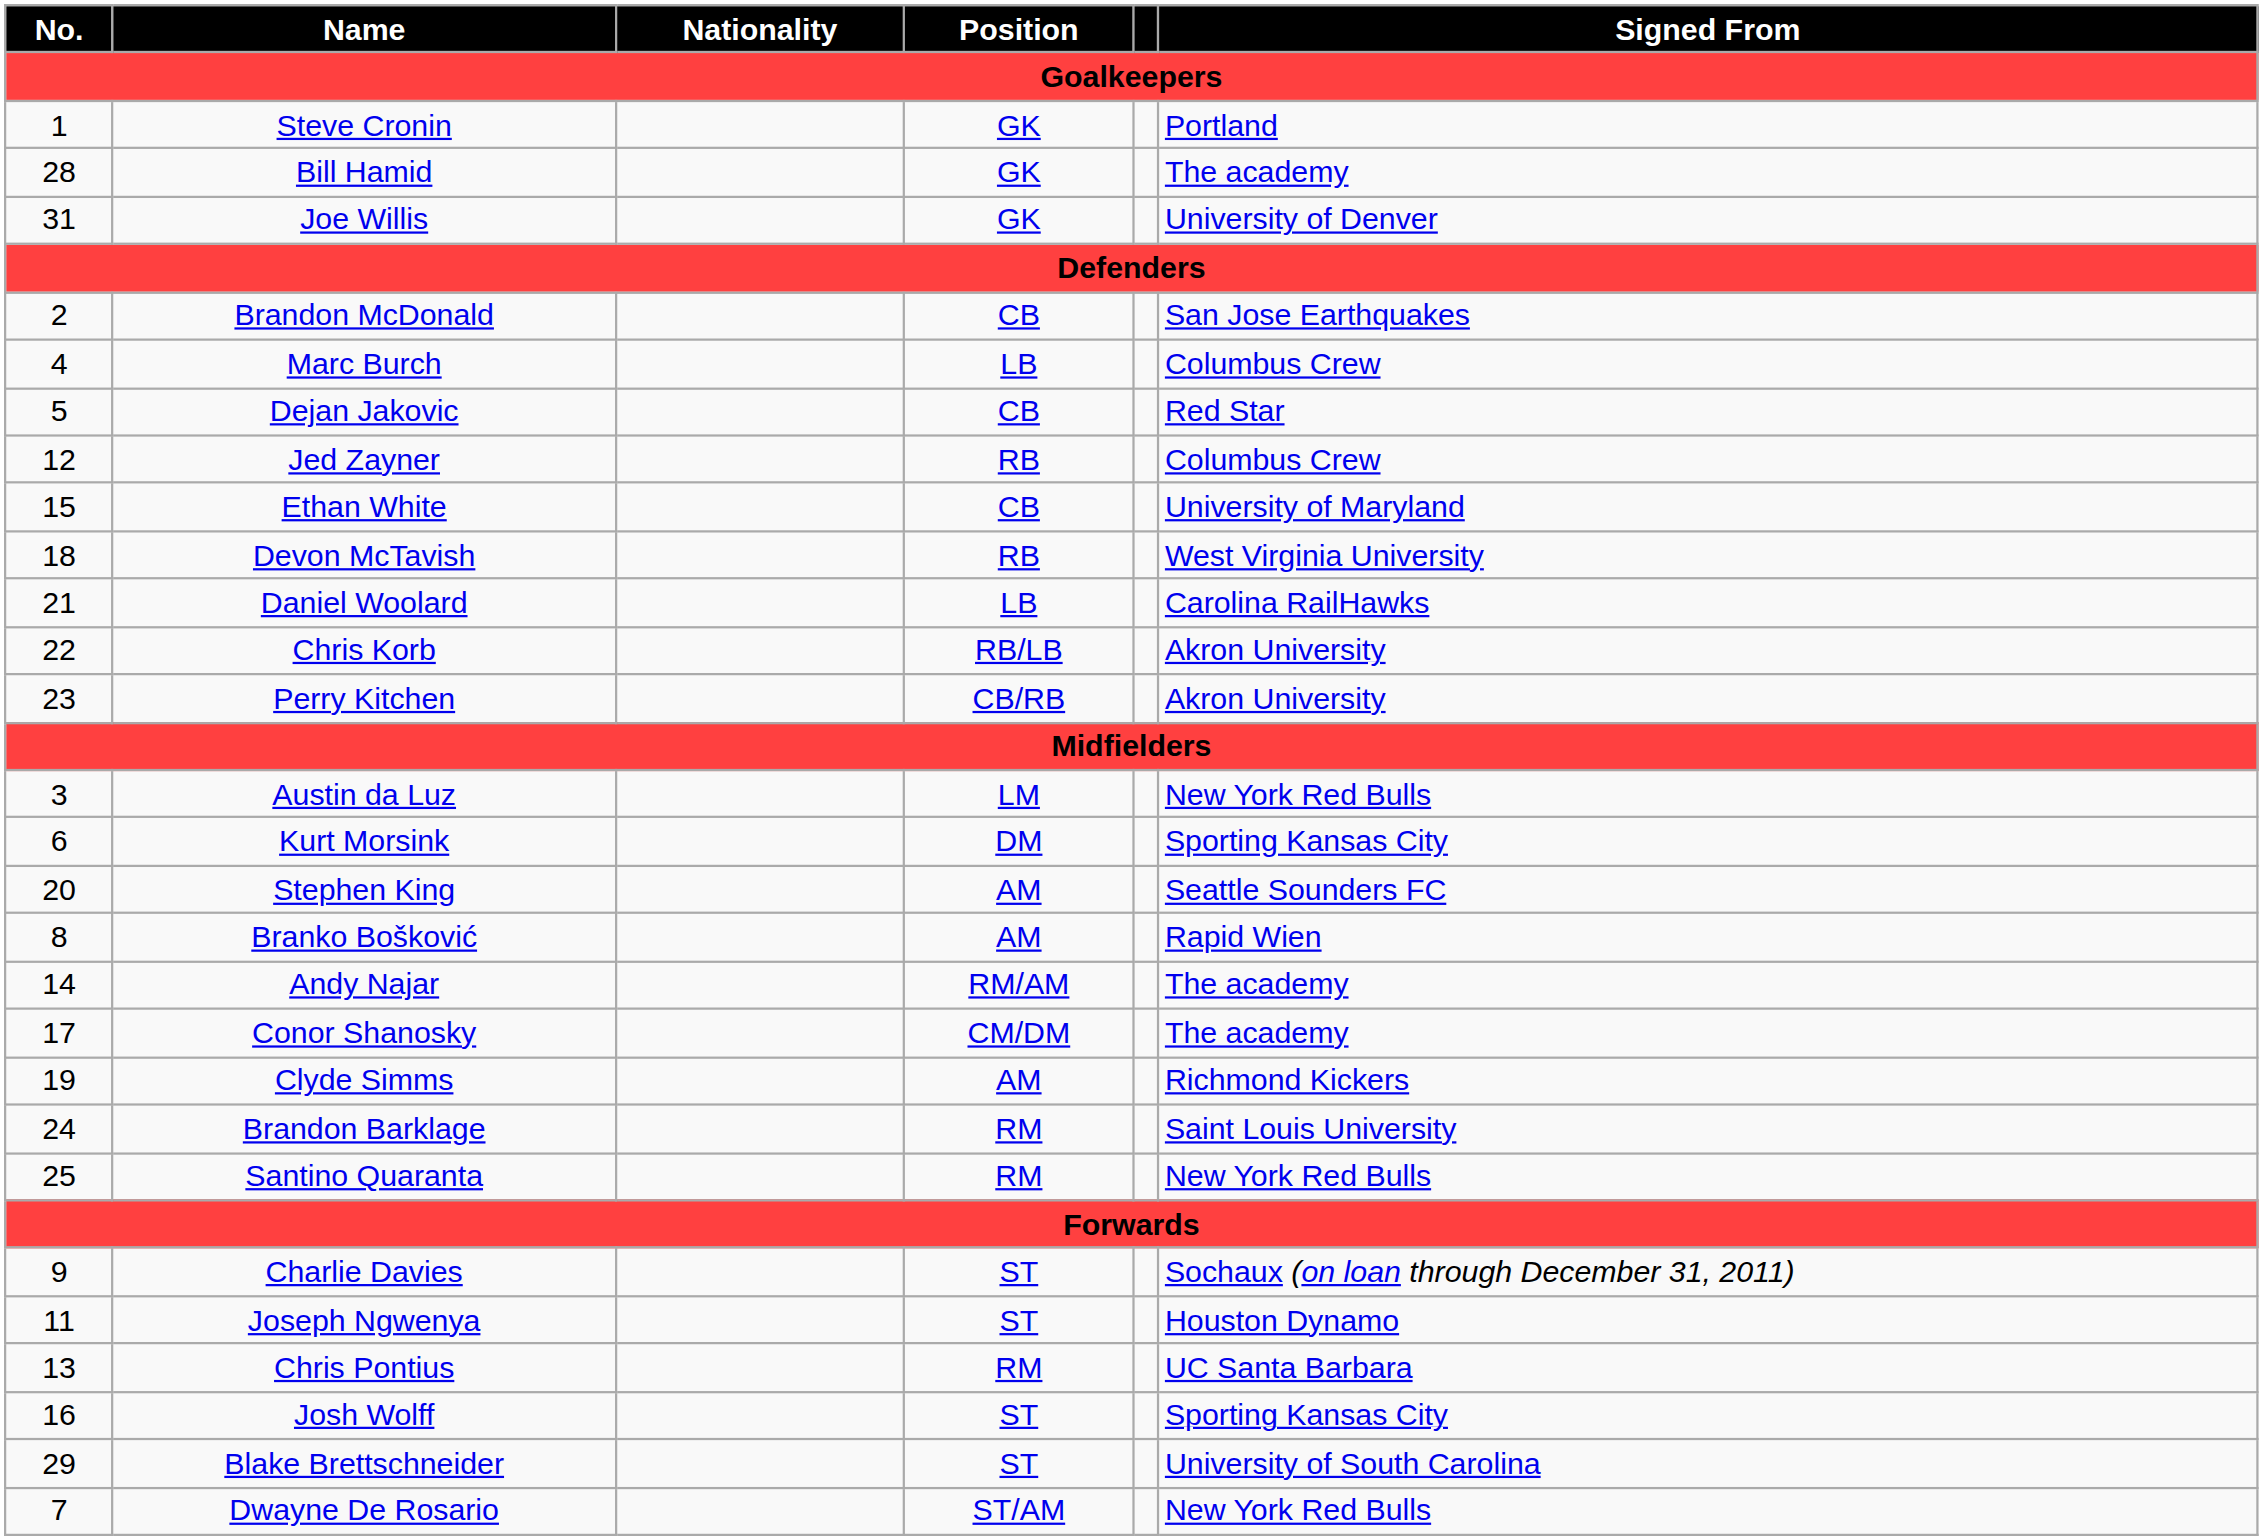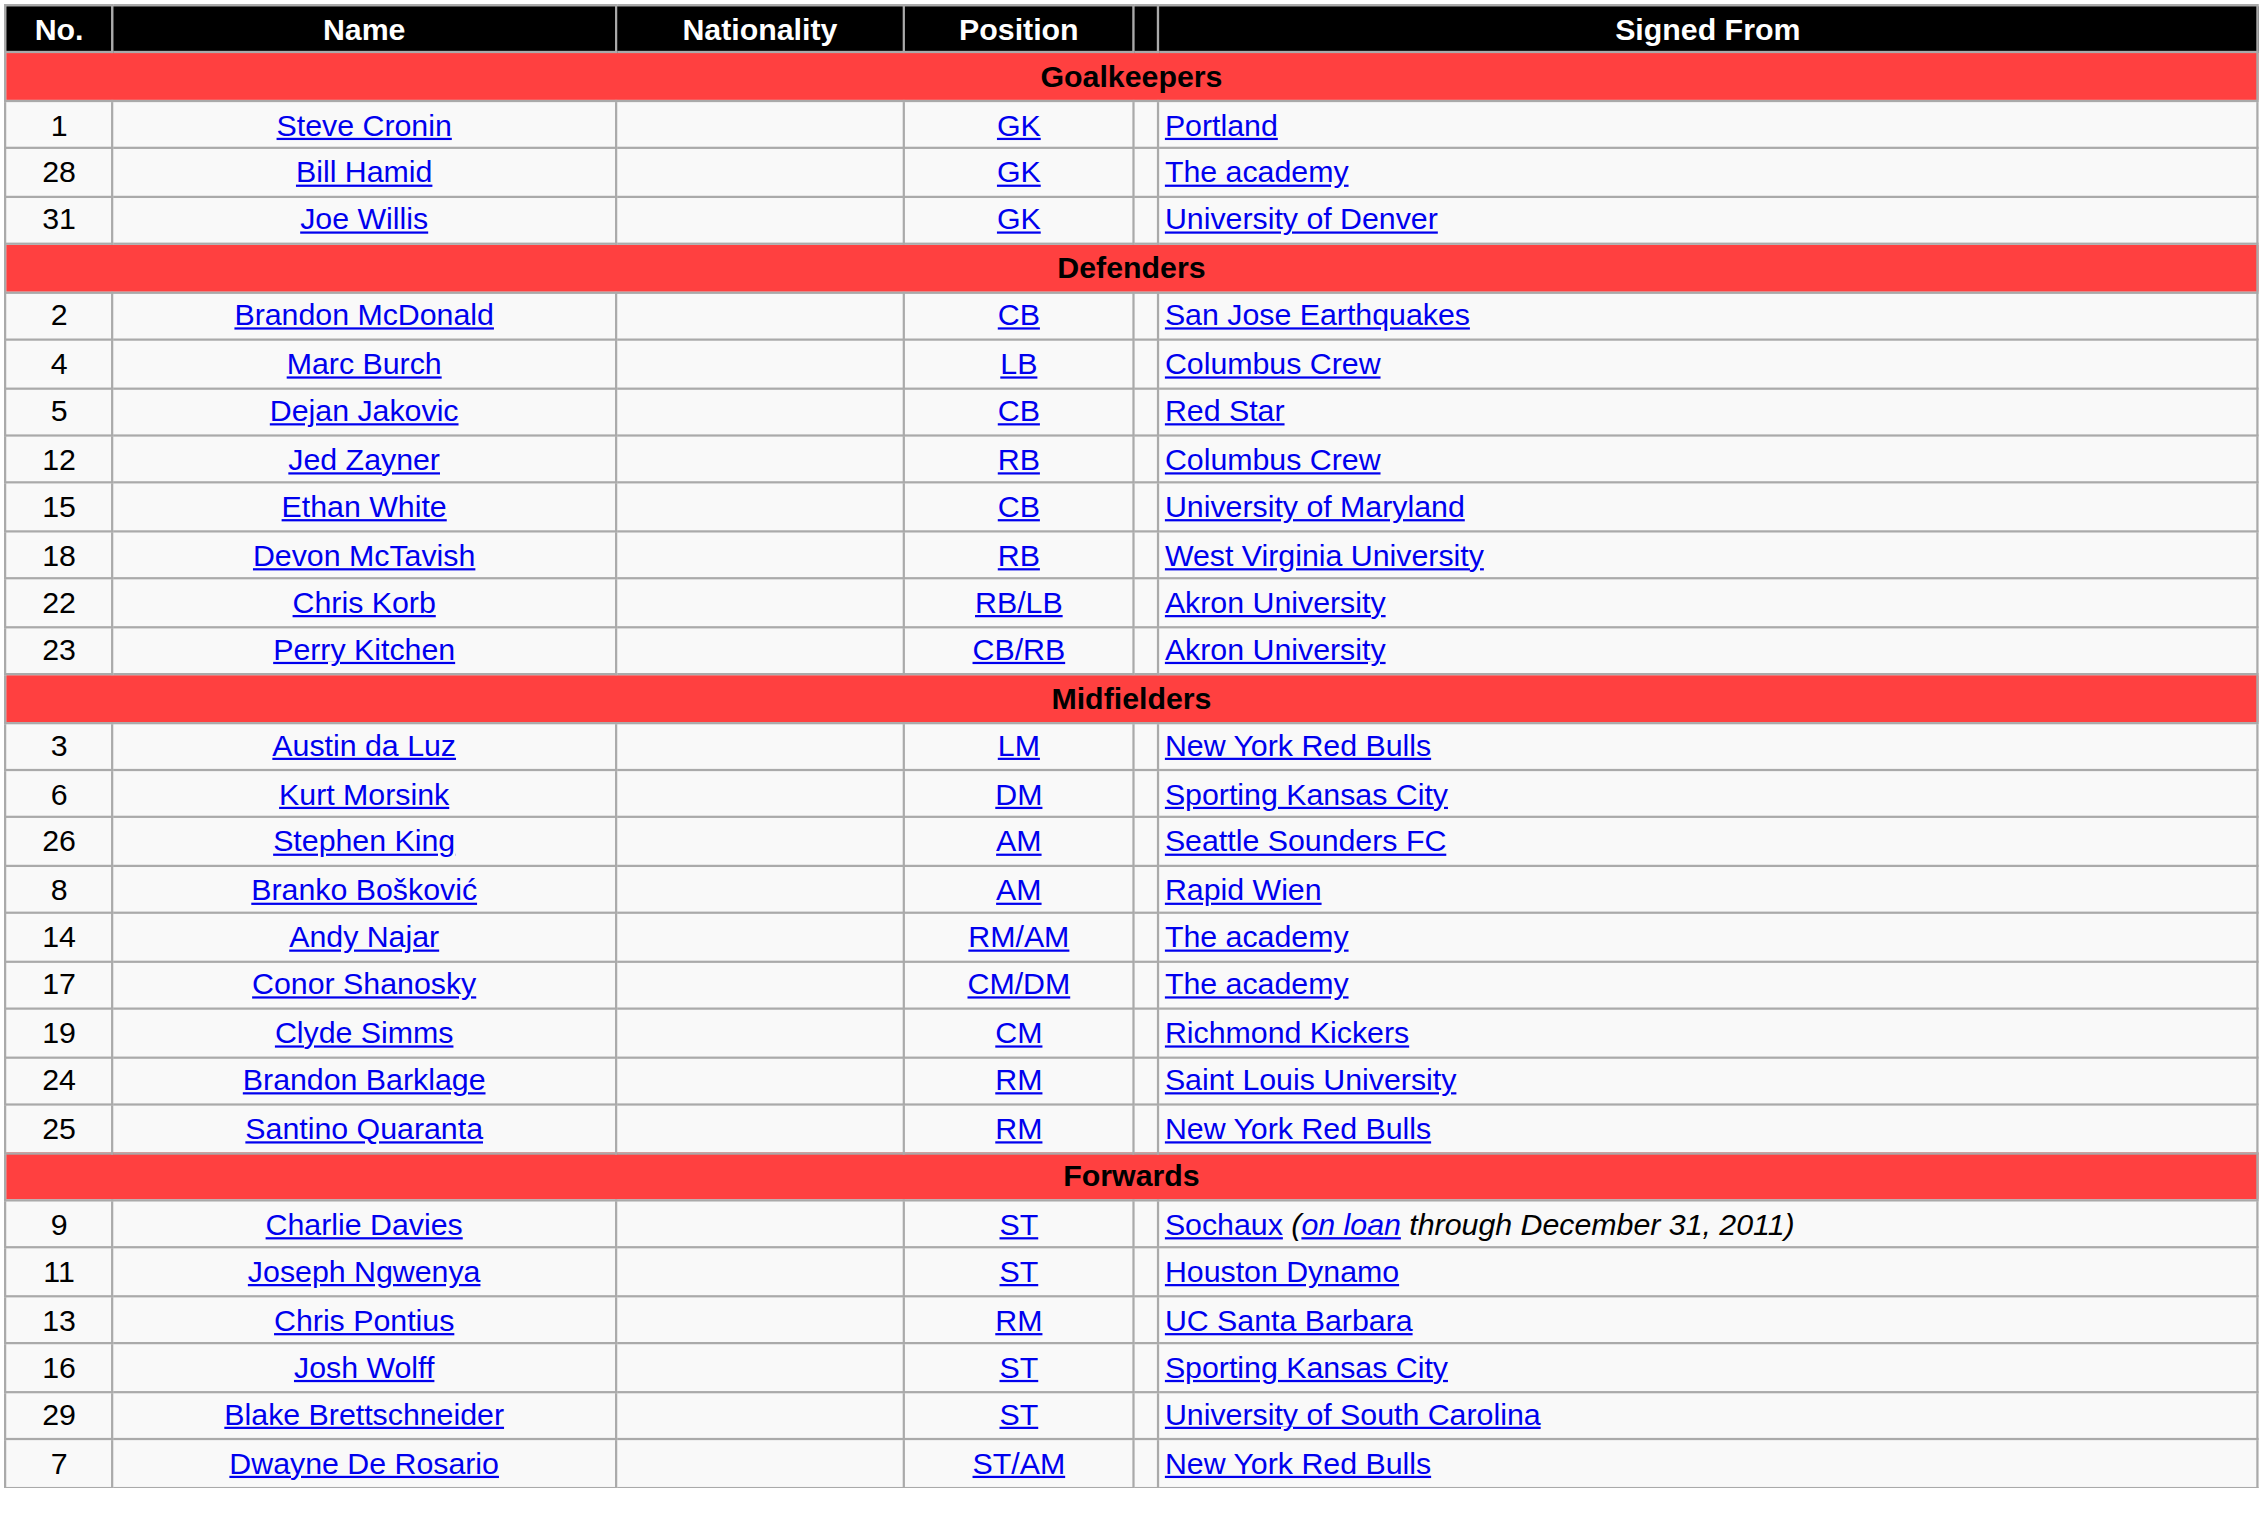- row: (364, 602)
(59, 889) 20 -> (59, 841) 26
(1019, 1080) AM -> (1019, 1033) CM
